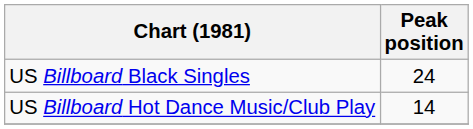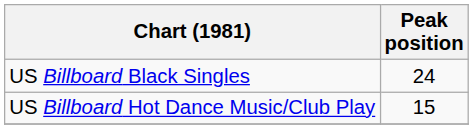(424, 107) 14 -> (424, 107) 15
